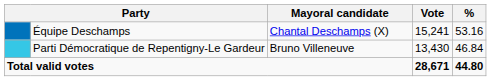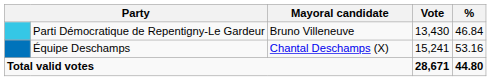rows swapped: (82, 31) <-> (149, 48)
